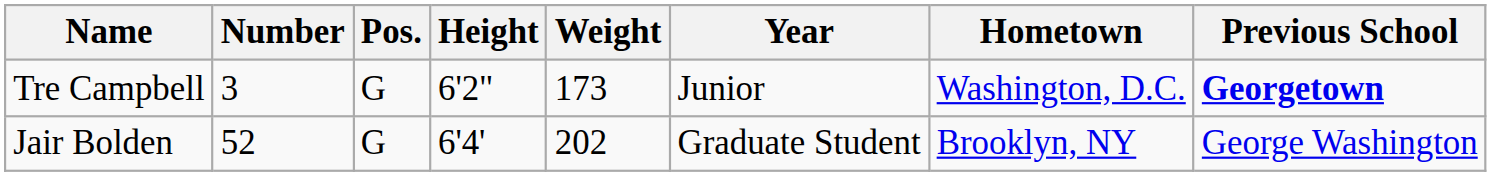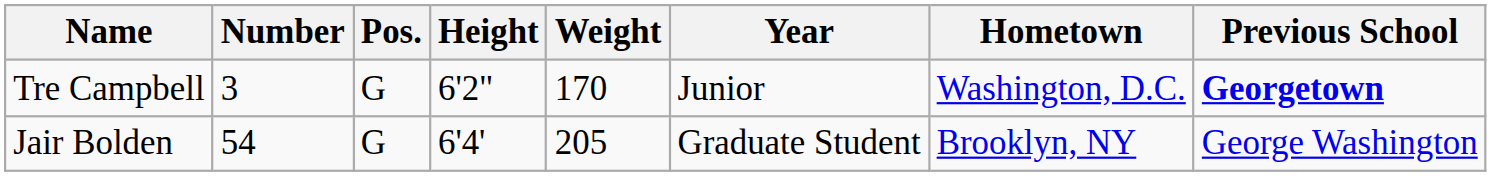(581, 87) 173 -> (581, 87) 170
(238, 142) 52 -> (238, 142) 54
(581, 142) 202 -> (581, 142) 205
